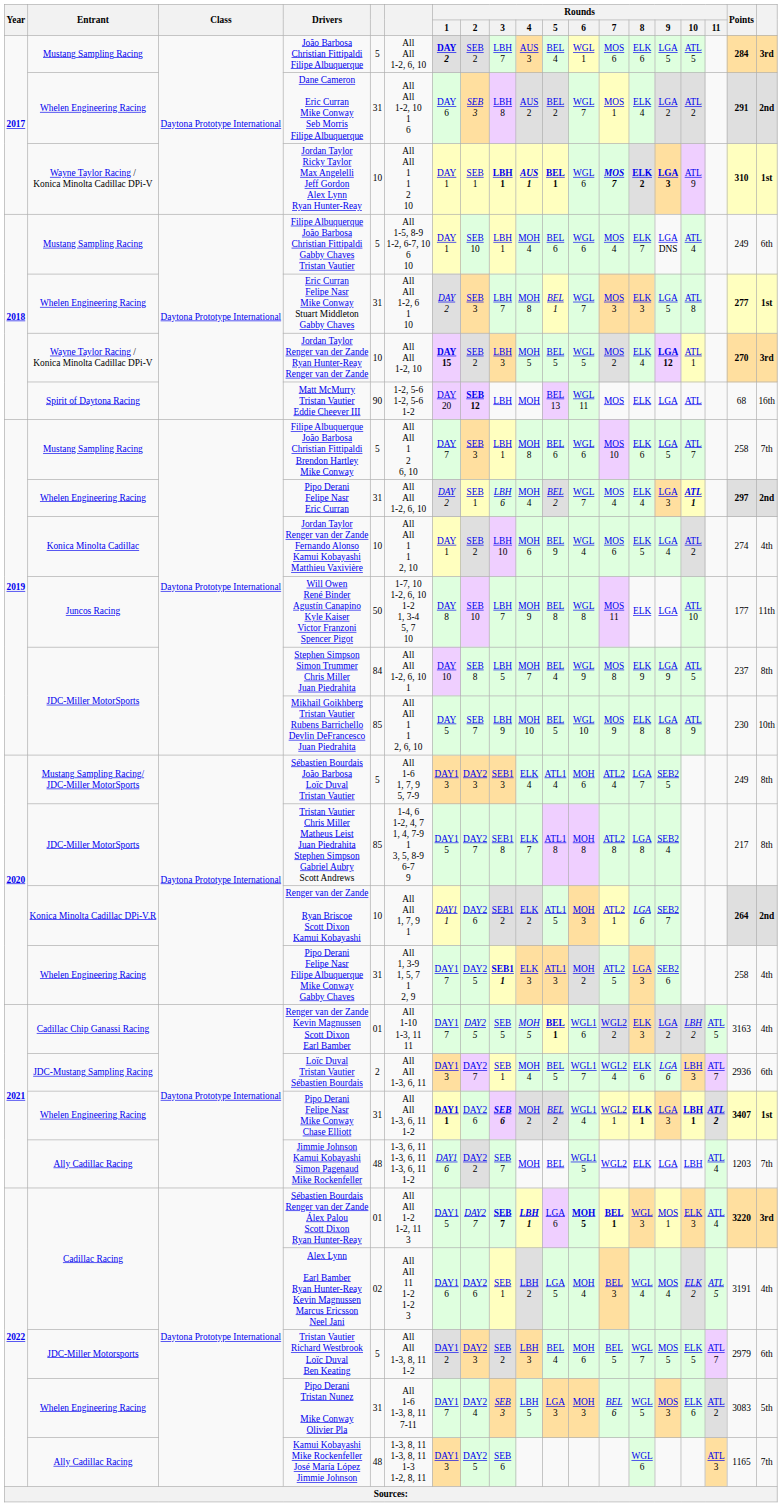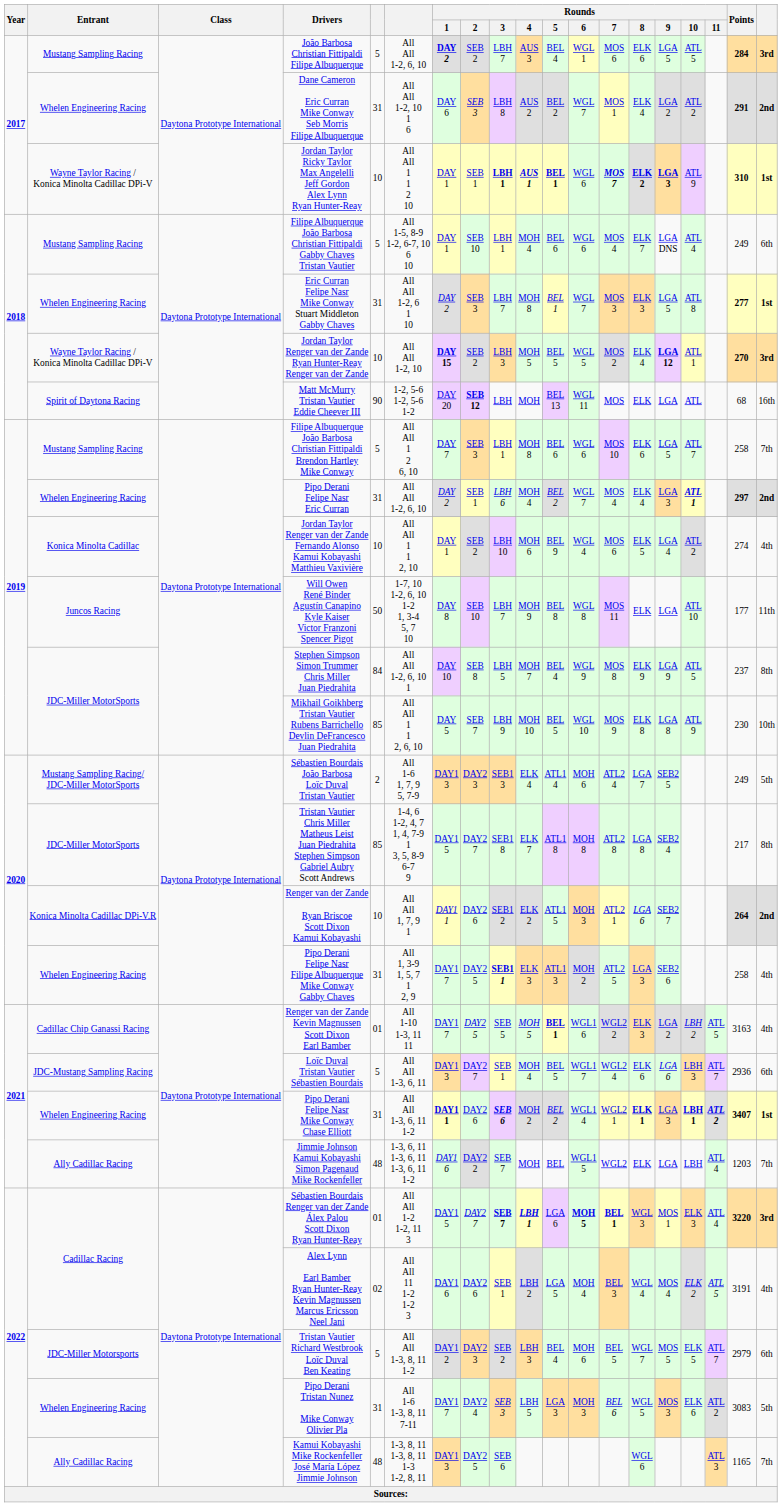(377, 780) 5 -> (377, 780) 2
(767, 780) 8th -> (767, 780) 5th
(377, 1072) 2 -> (377, 1072) 5
